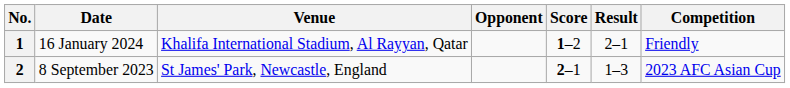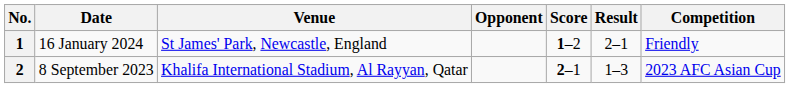(314, 43) Khalifa International Stadium, Al Rayyan, Qatar -> (274, 43) St James' Park, Newcastle, England
(274, 69) St James' Park, Newcastle, England -> (314, 69) Khalifa International Stadium, Al Rayyan, Qatar
